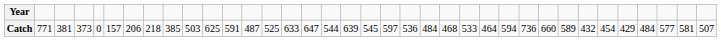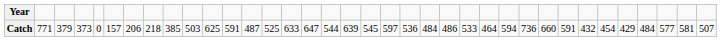(64, 28) 381 -> (64, 28) 379
(450, 28) 468 -> (450, 28) 486
(568, 28) 589 -> (568, 28) 591
